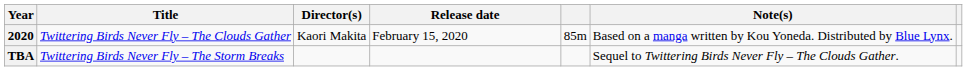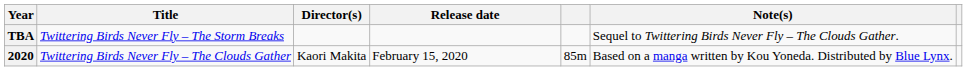rows swapped: (21, 35) <-> (21, 55)
